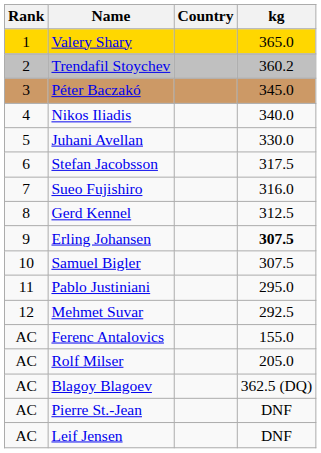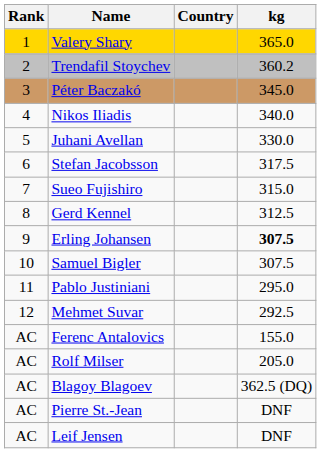(276, 189) 316.0 -> (276, 189) 315.0
